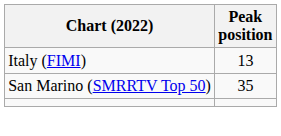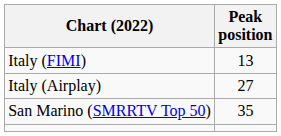+ row: (55, 85)
